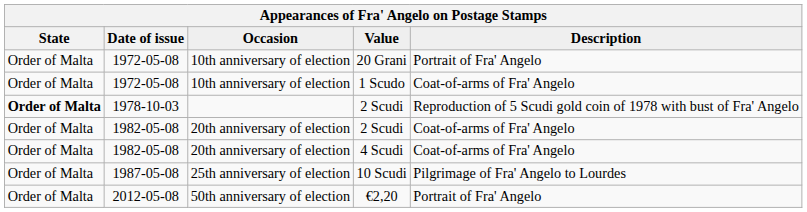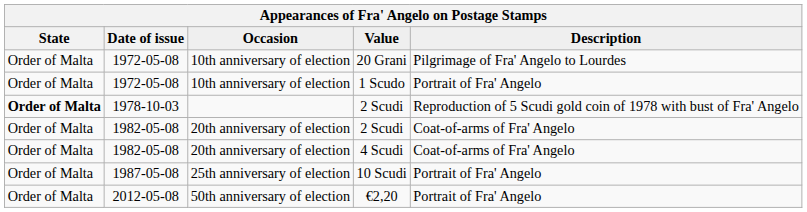(477, 60) Portrait of Fra' Angelo -> (520, 60) Pilgrimage of Fra' Angelo to Lourdes
(494, 83) Coat-of-arms of Fra' Angelo -> (477, 83) Portrait of Fra' Angelo
(520, 173) Pilgrimage of Fra' Angelo to Lourdes -> (477, 173) Portrait of Fra' Angelo
